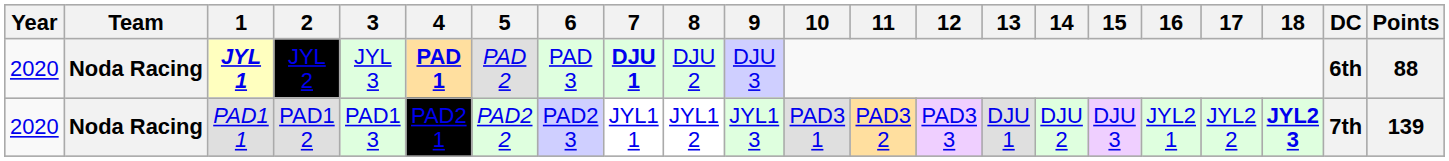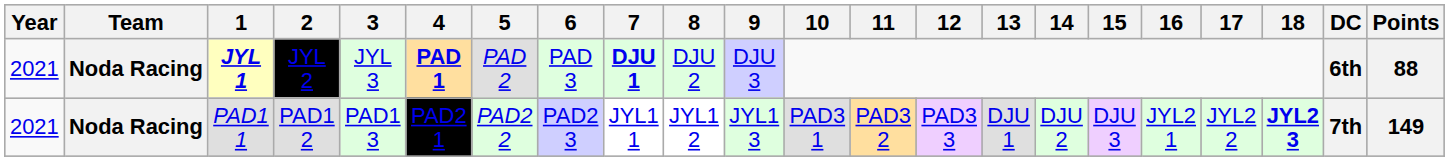(34, 68) 2020 -> (34, 68) 2021
(34, 127) 2020 -> (34, 127) 2021
(1406, 127) 139 -> (1406, 127) 149
